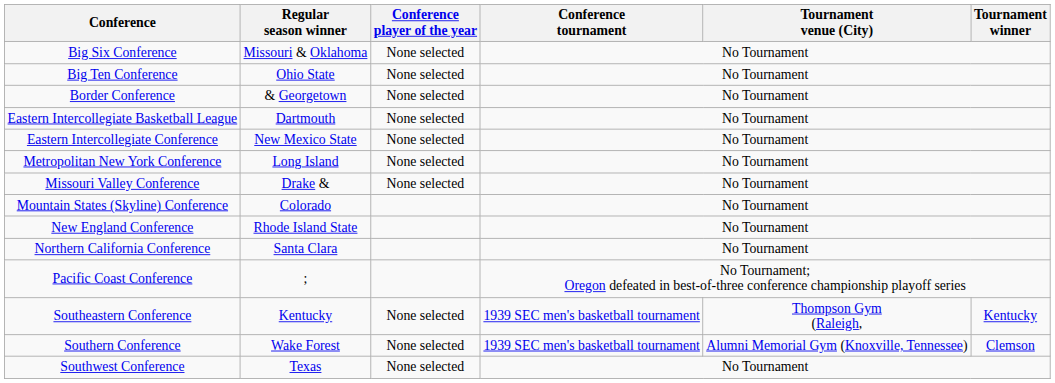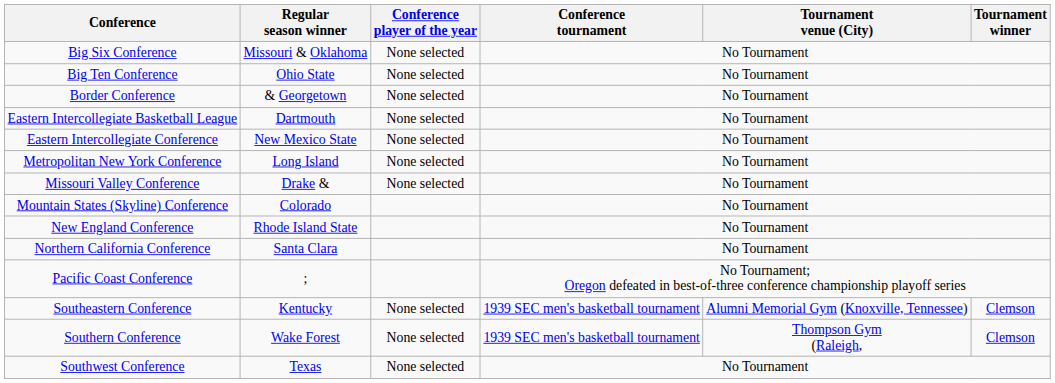(837, 315) Thompson Gym (Raleigh, -> (837, 308) Alumni Memorial Gym (Knoxville, Tennessee)
(1010, 315) Kentucky -> (1010, 308) Clemson
(837, 345) Alumni Memorial Gym (Knoxville, Tennessee) -> (837, 337) Thompson Gym (Raleigh,
